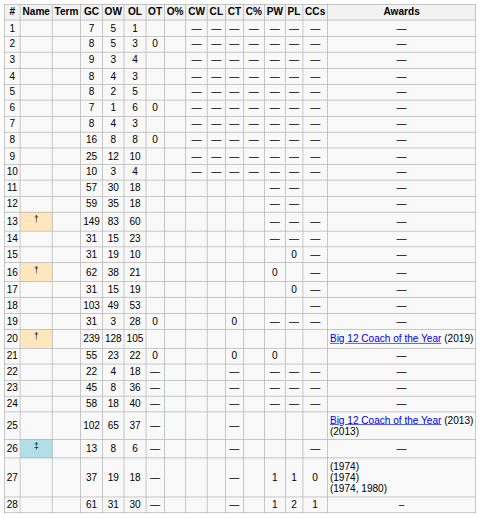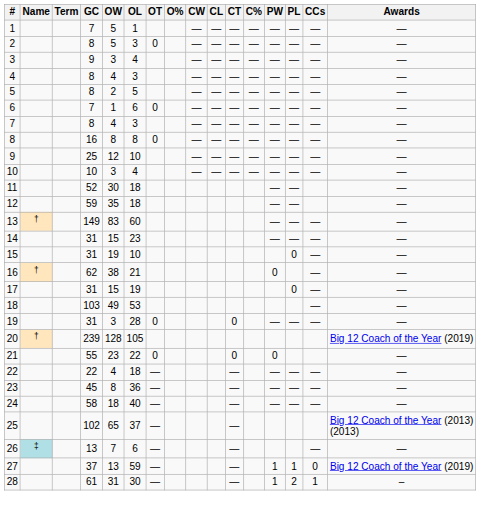(92, 188) 57 -> (92, 188) 52
(113, 449) 8 -> (113, 449) 7
(113, 477) 19 -> (113, 466) 13
(135, 477) 18 -> (135, 466) 59
(358, 477) (1974) (1974) (1974, 1980) -> (402, 466) Big 12 Coach of the Year (2019)
